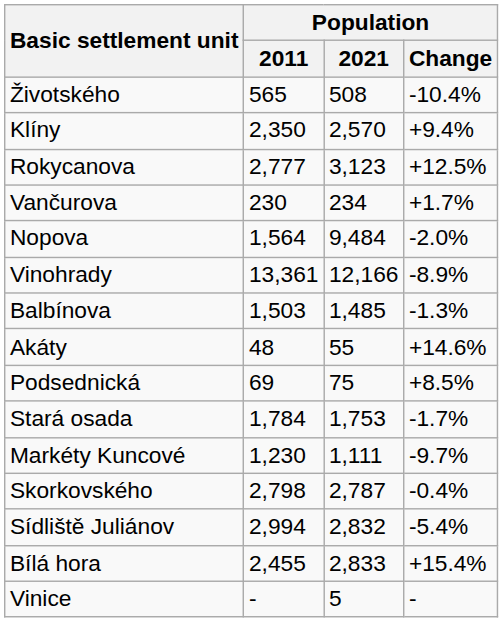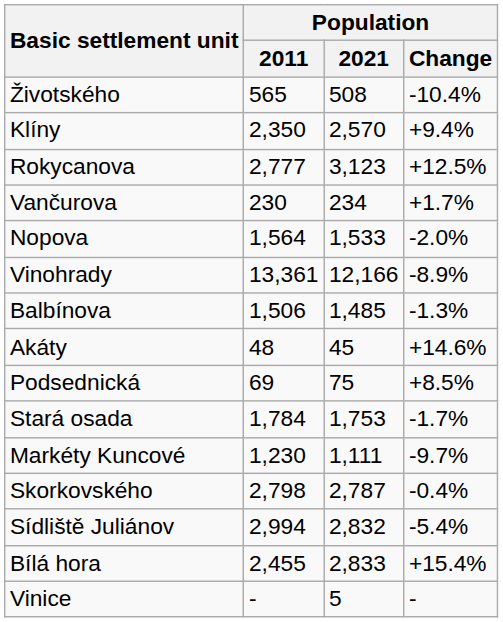(357, 238) 9,484 -> (357, 238) 1,533
(277, 310) 1,503 -> (277, 310) 1,506
(342, 346) 55 -> (342, 346) 45
